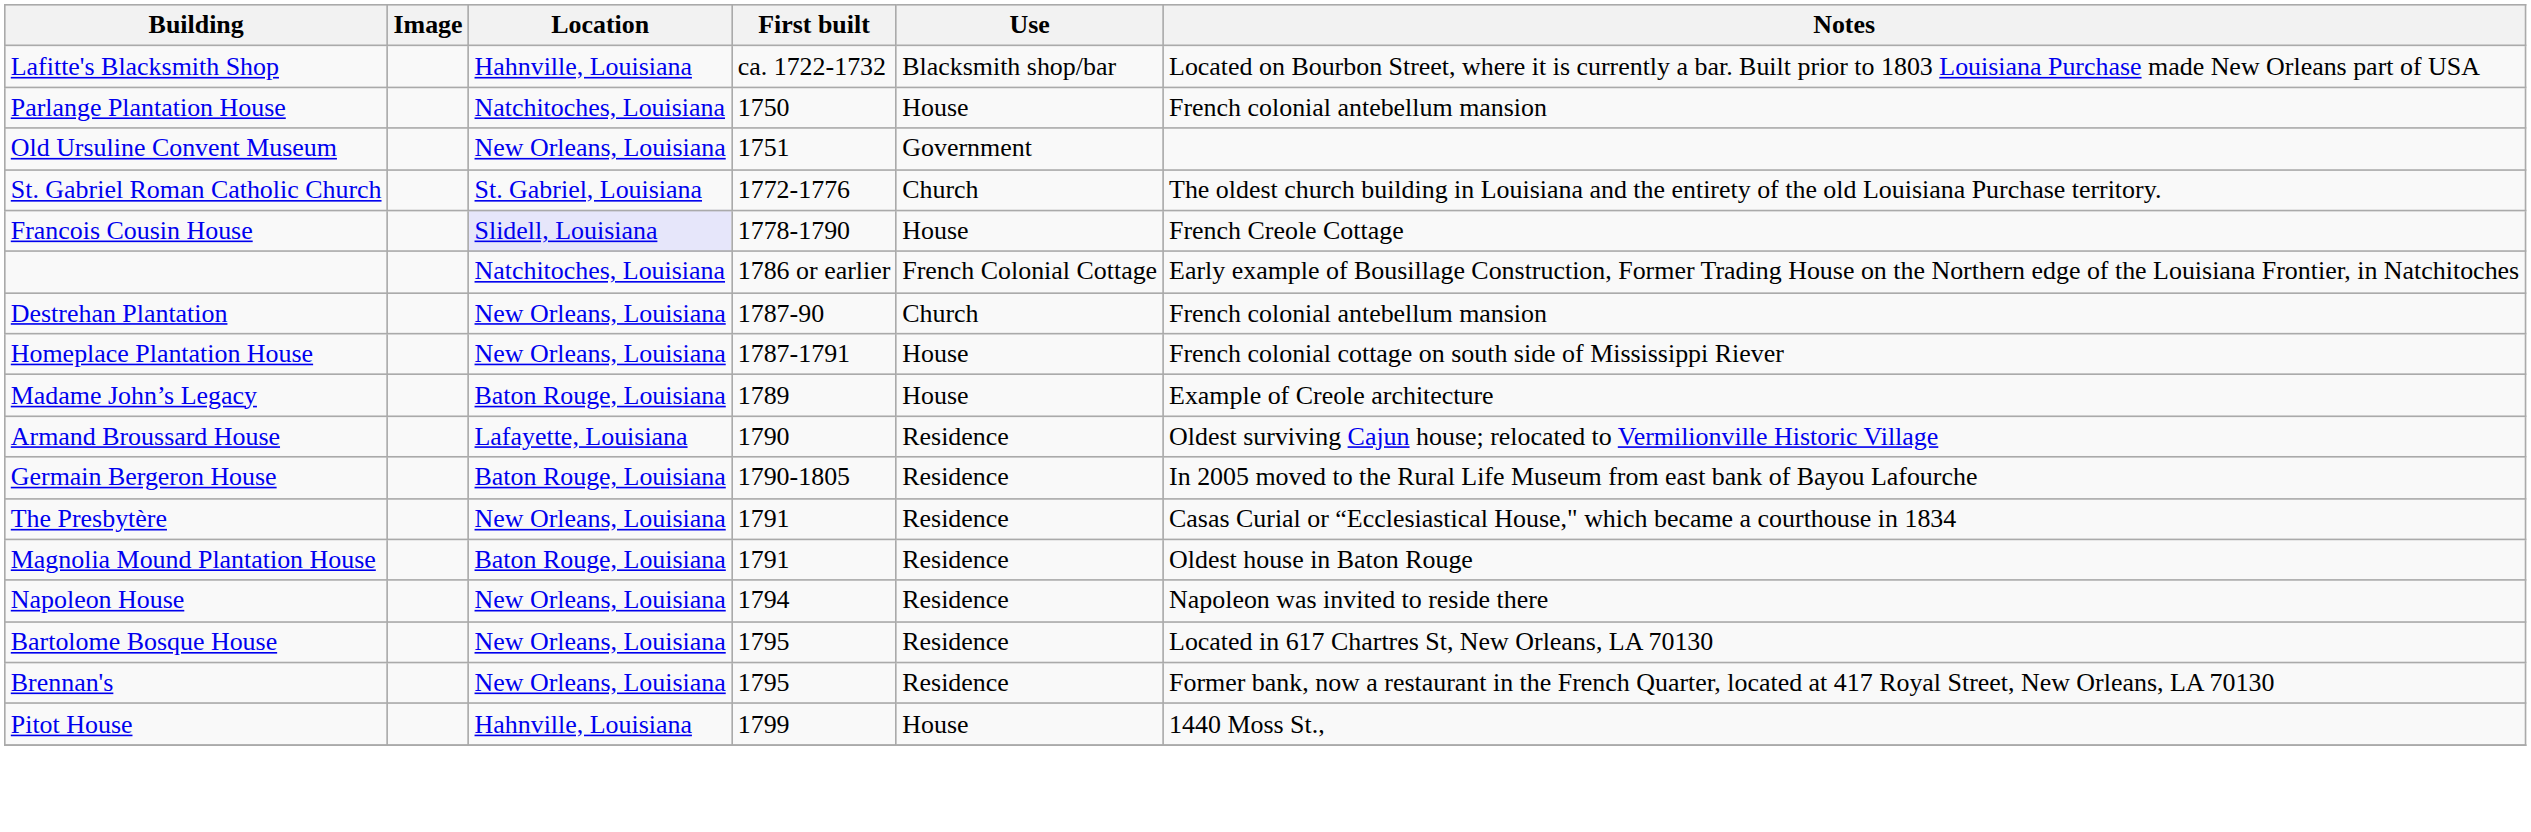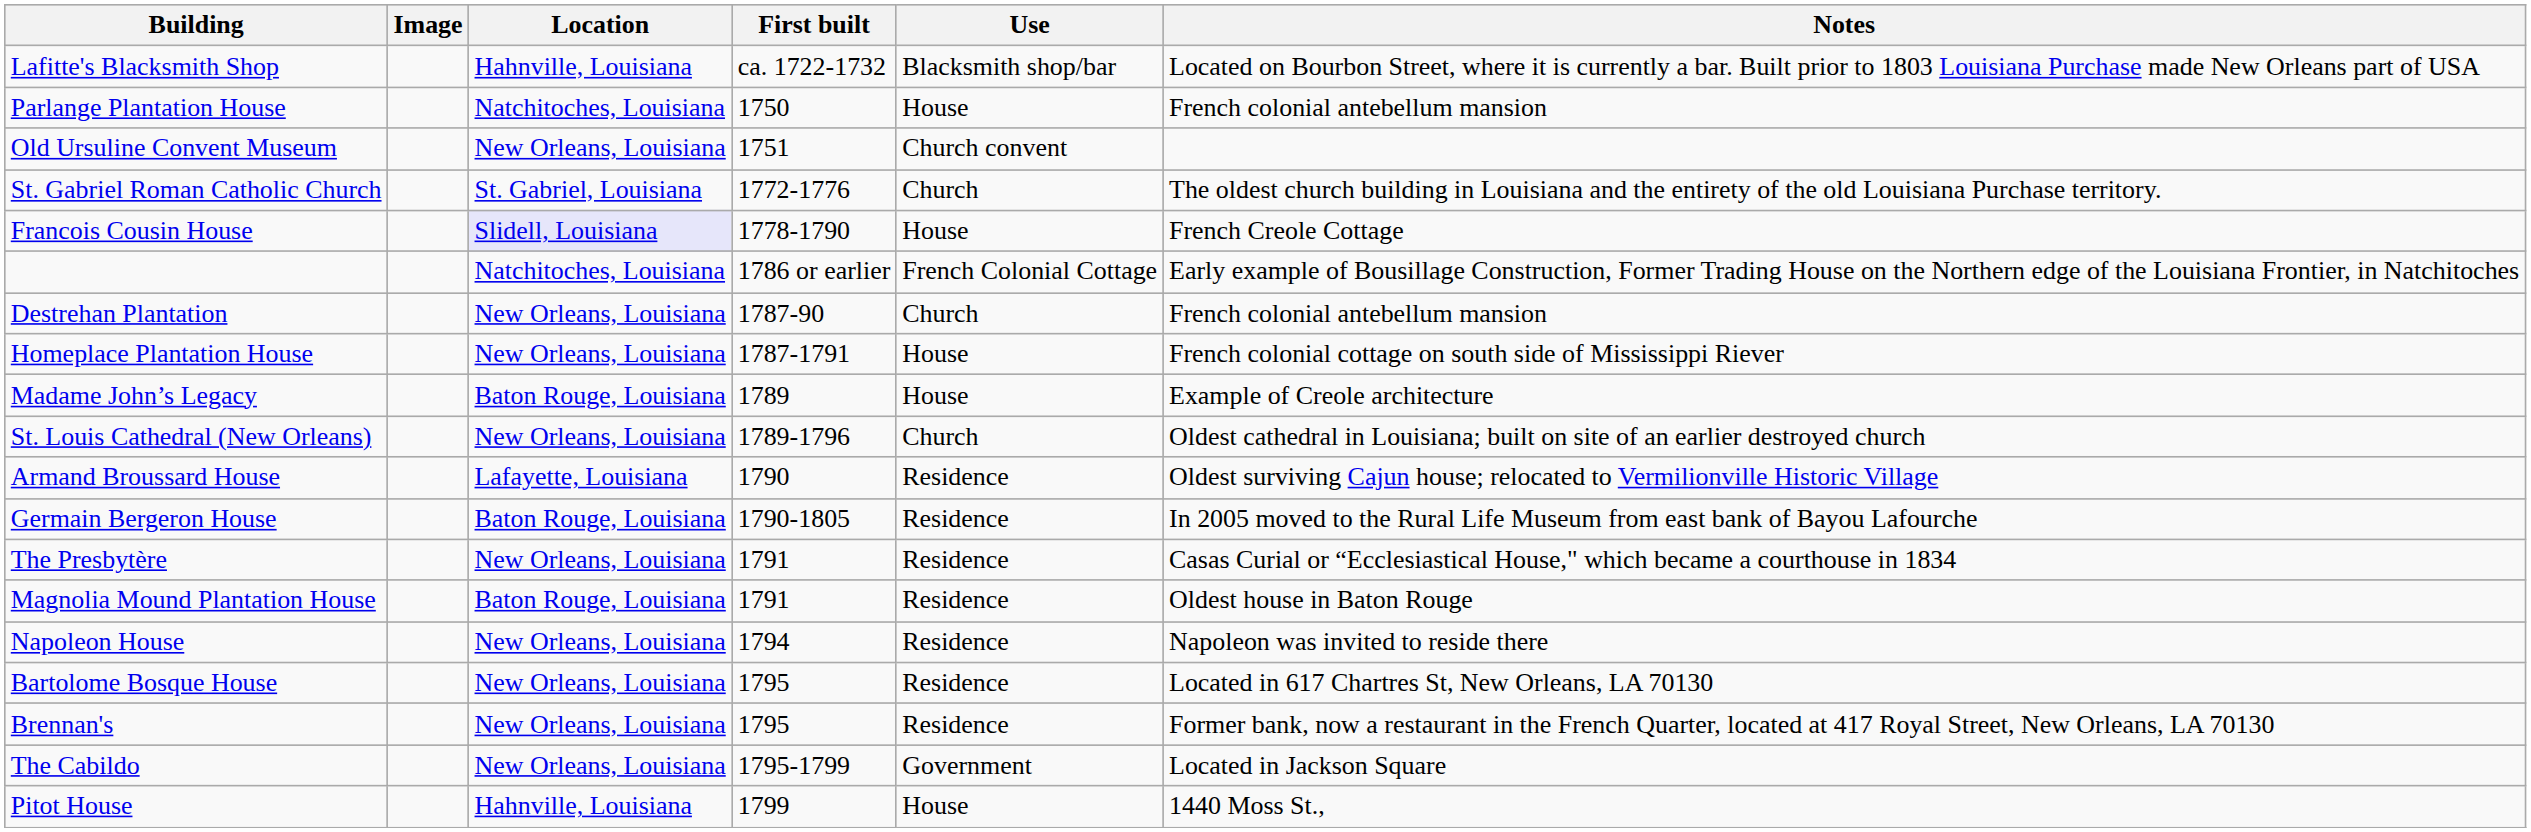(967, 148) Government -> (985, 148) Church convent
+ row: (191, 436)
+ row: (75, 764)
